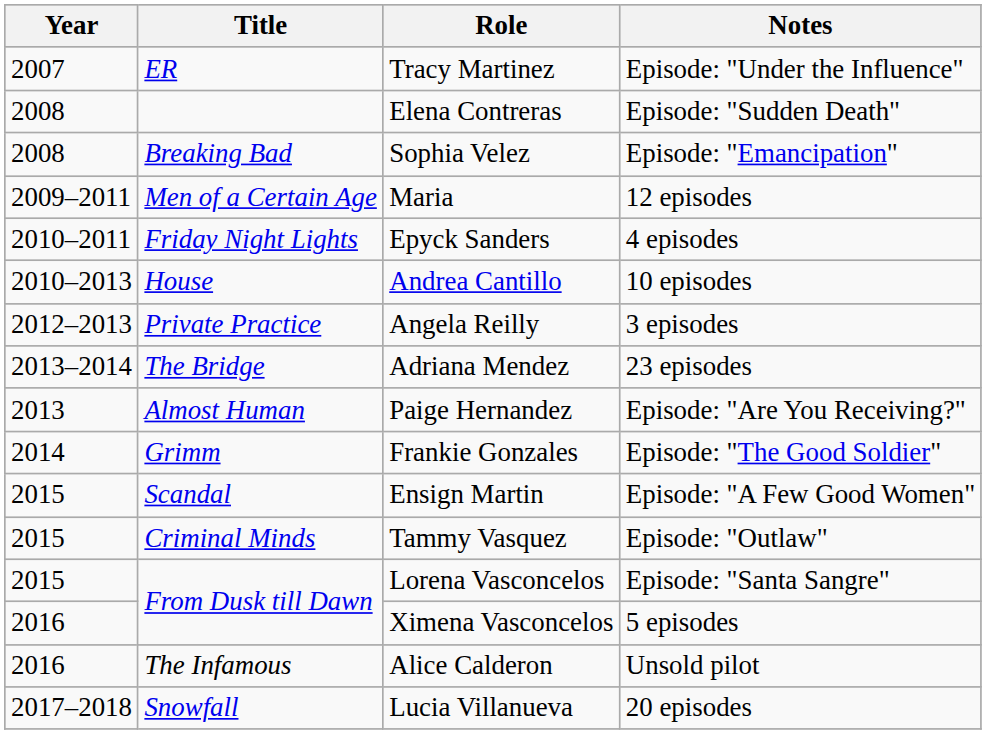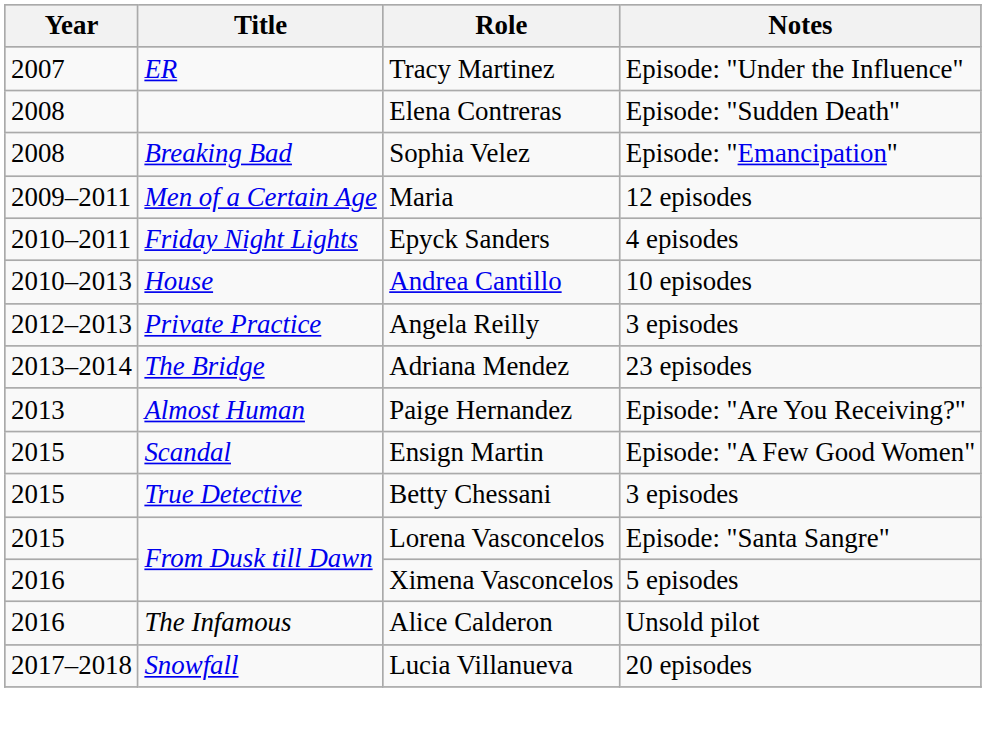- row: (484, 452)
+ row: (470, 494)
- row: (478, 537)
